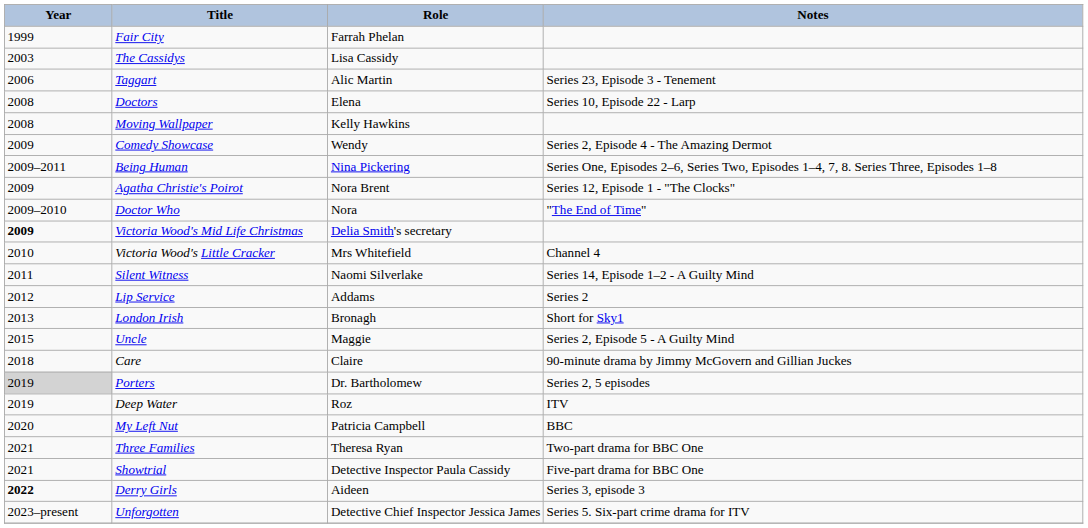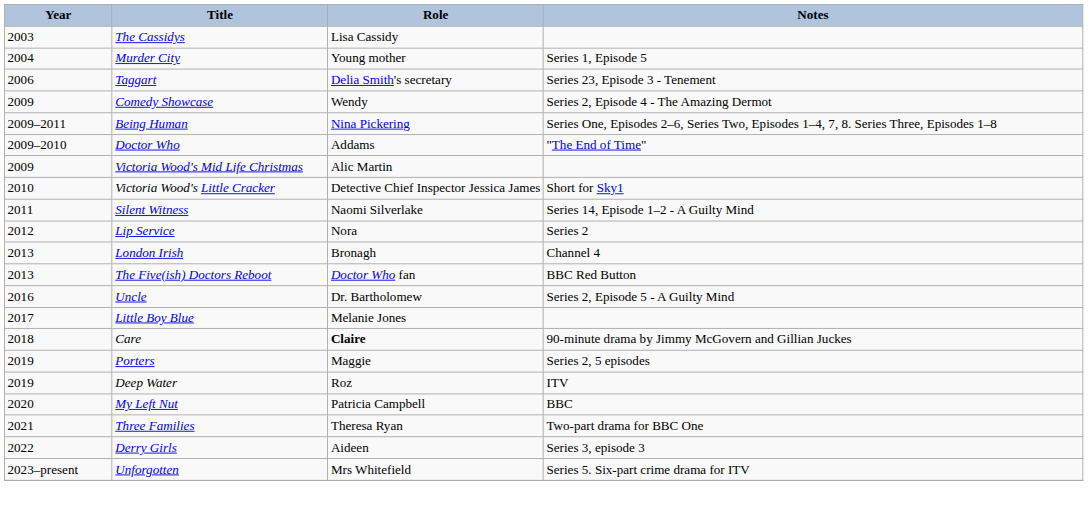- row: (140, 37)
+ row: (148, 58)
(362, 80) Alic Martin -> (391, 80) Delia Smith's secretary
- row: (136, 102)
- row: (164, 123)
- row: (179, 188)
(344, 210) Nora -> (353, 145) Addams
(21, 231) bold -> (21, 166) normal
(391, 231) Delia Smith's secretary -> (362, 166) Alic Martin
(371, 253) Mrs Whitefield -> (436, 188) Detective Chief Inspector Jessica James
(573, 253) Channel 4 -> (585, 188) Short for Sky1
(353, 296) Addams -> (344, 231) Nora
(585, 318) Short for Sky1 -> (573, 253) Channel 4
+ row: (193, 275)
(21, 339) 2015 -> (21, 296) 2016
(351, 339) Maggie -> (376, 296) Dr. Bartholomew
+ row: (155, 318)
(347, 361) normal -> (348, 339) bold
(21, 383) lightgrey background -> (21, 361) no background
(376, 383) Dr. Bartholomew -> (351, 361) Maggie
- row: (141, 469)
(21, 491) bold -> (21, 447) normal
(436, 512) Detective Chief Inspector Jessica James -> (371, 469) Mrs Whitefield
